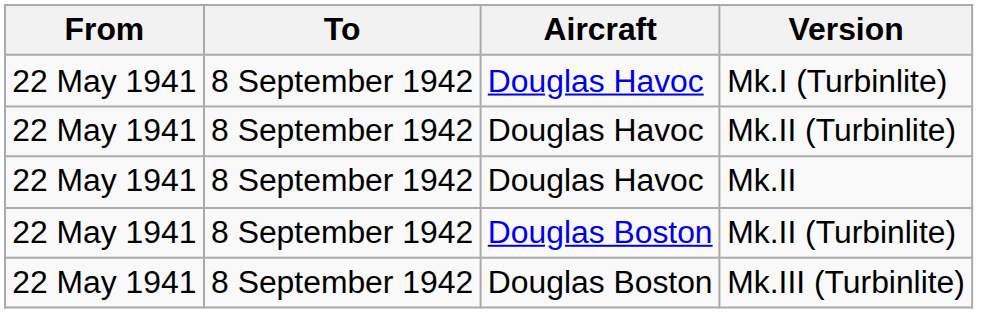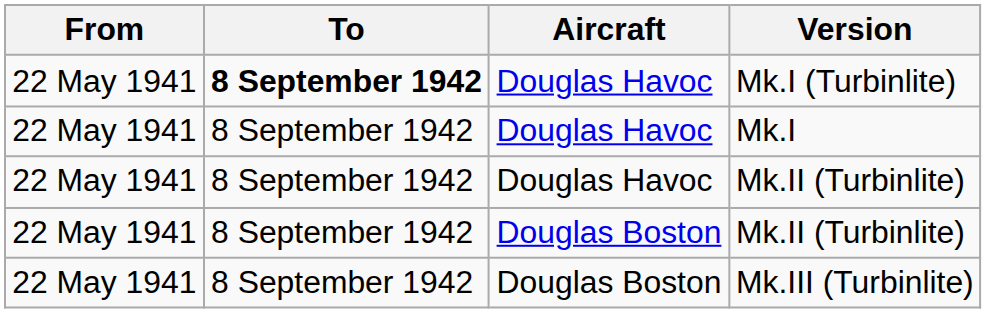(342, 80) normal -> (347, 80) bold
+ row: (605, 130)
- row: (596, 181)
